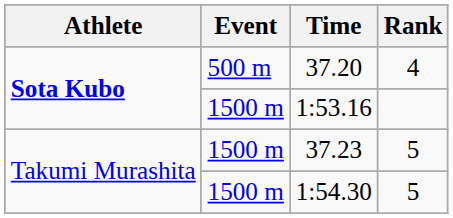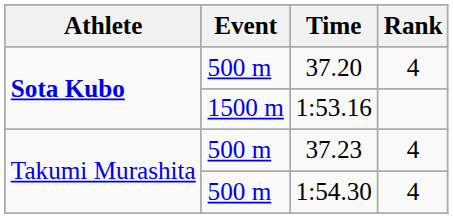(246, 150) 1500 m -> (239, 150) 500 m
(413, 150) 5 -> (413, 150) 4
(246, 191) 1500 m -> (239, 191) 500 m
(413, 191) 5 -> (413, 191) 4
